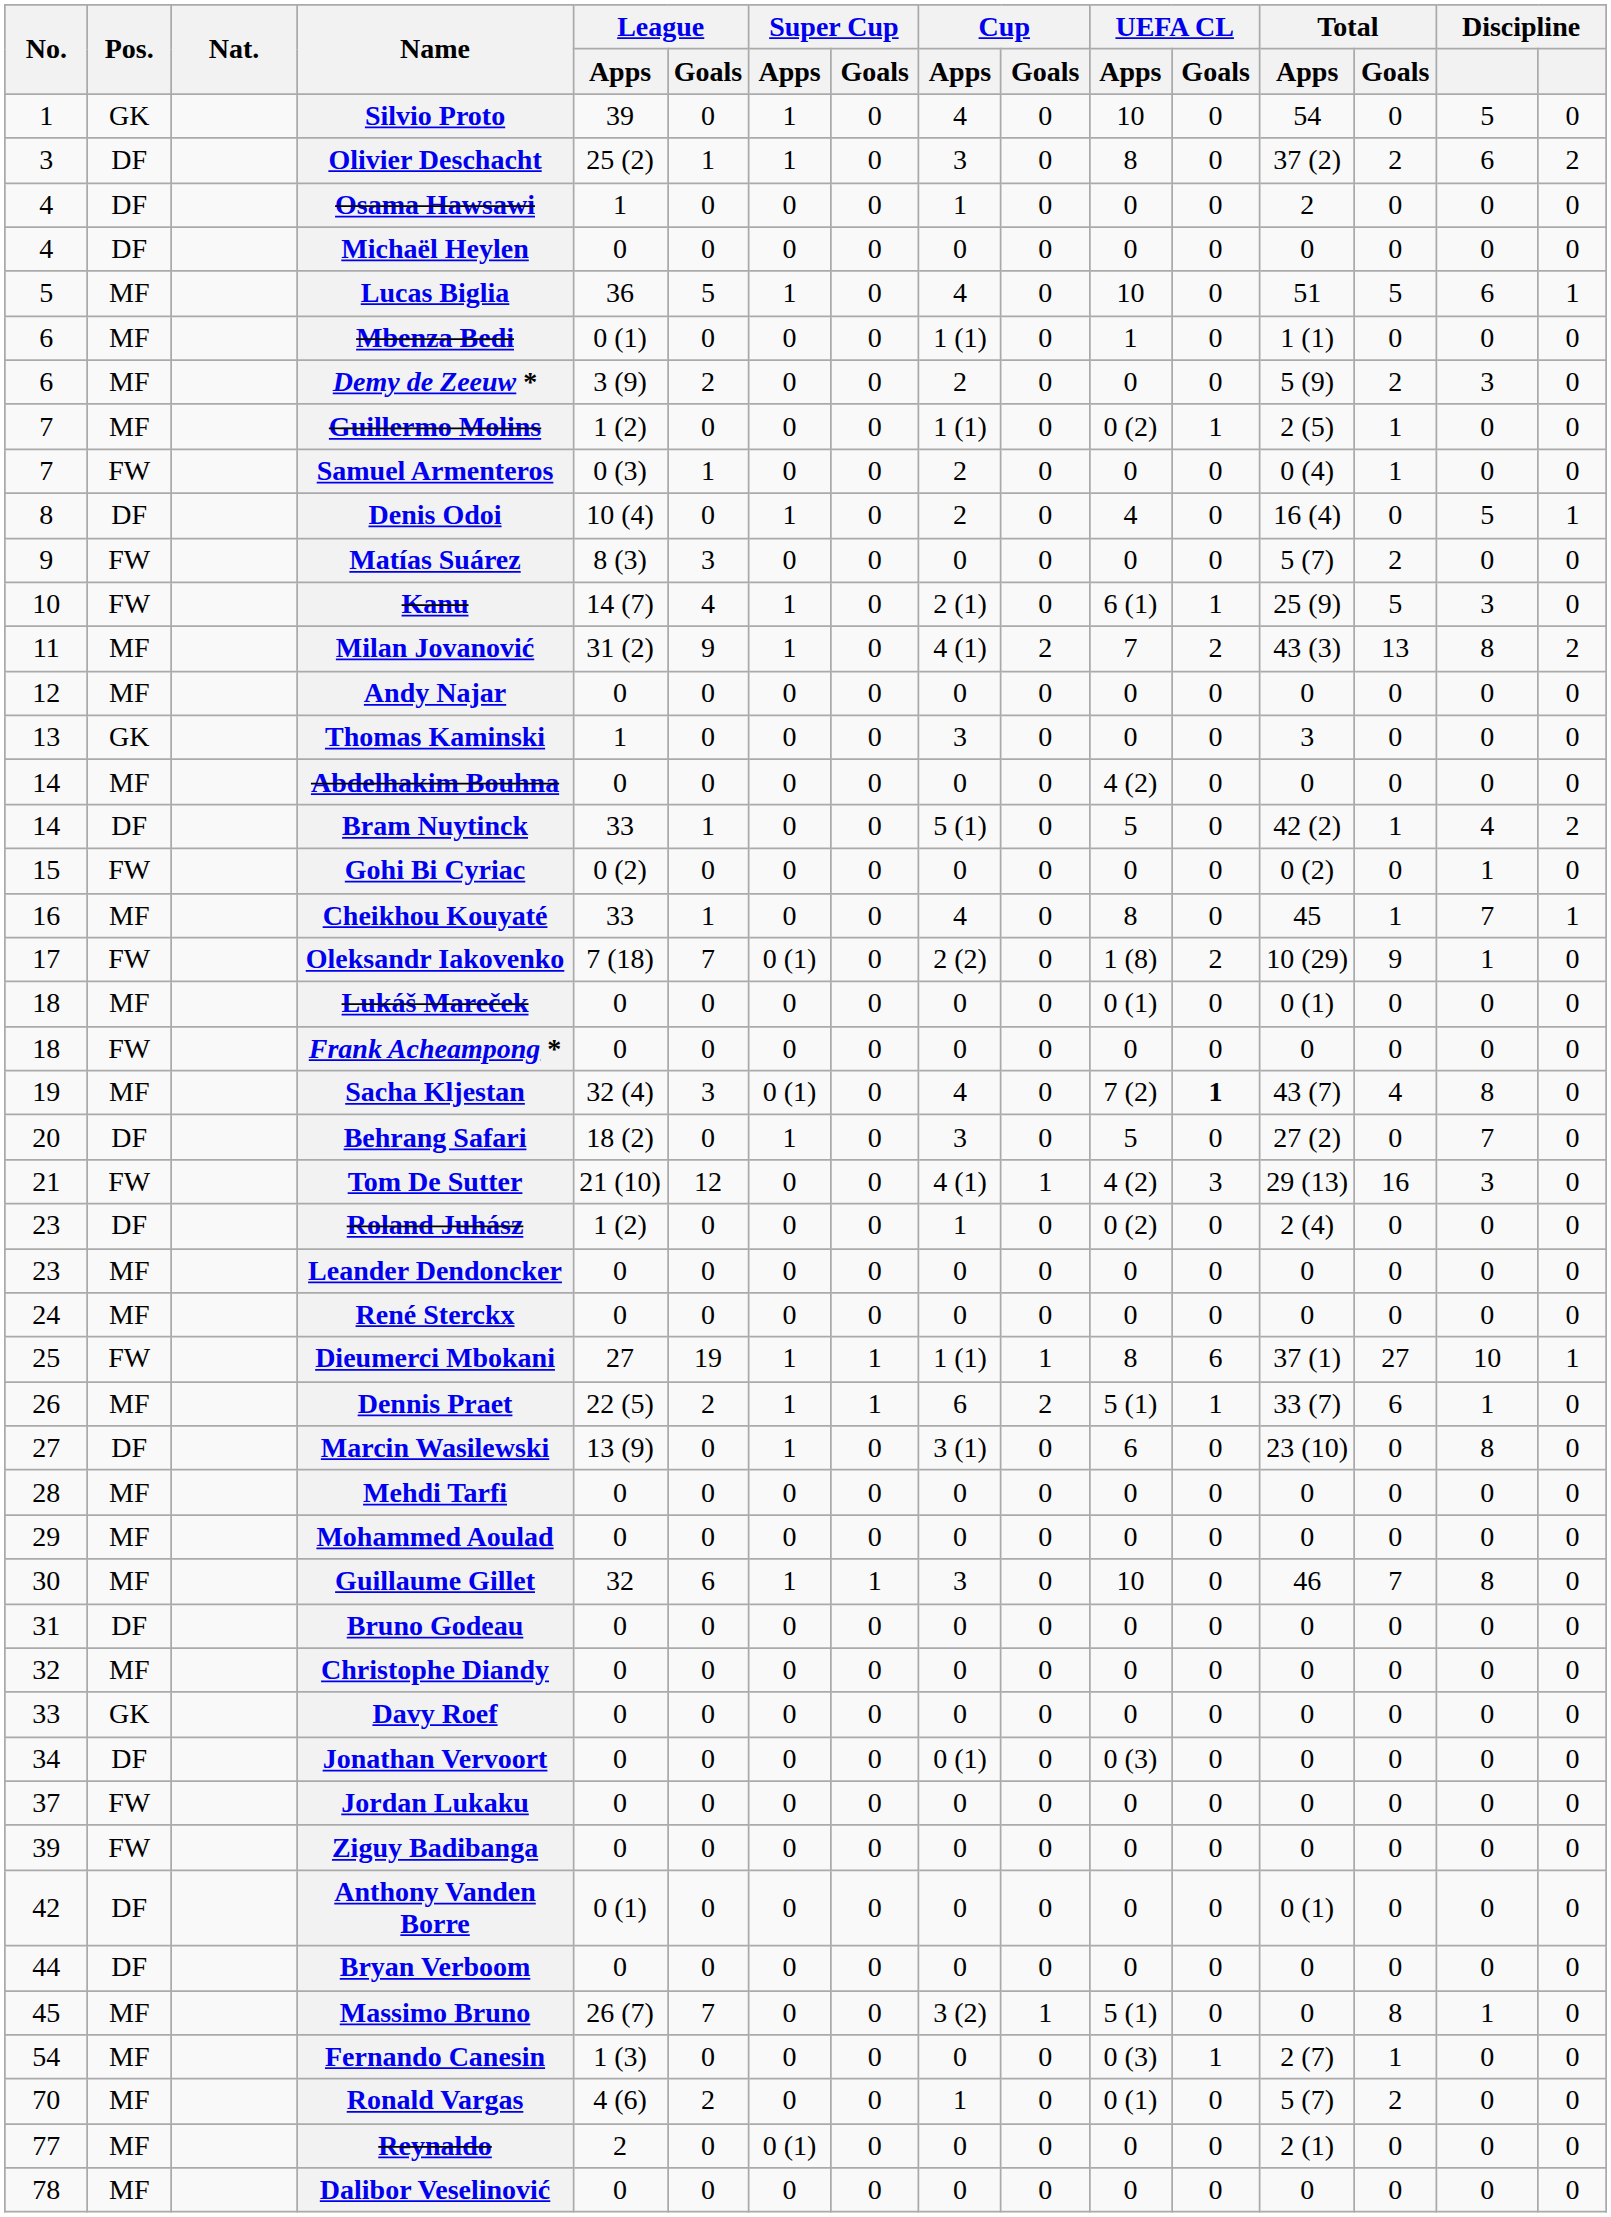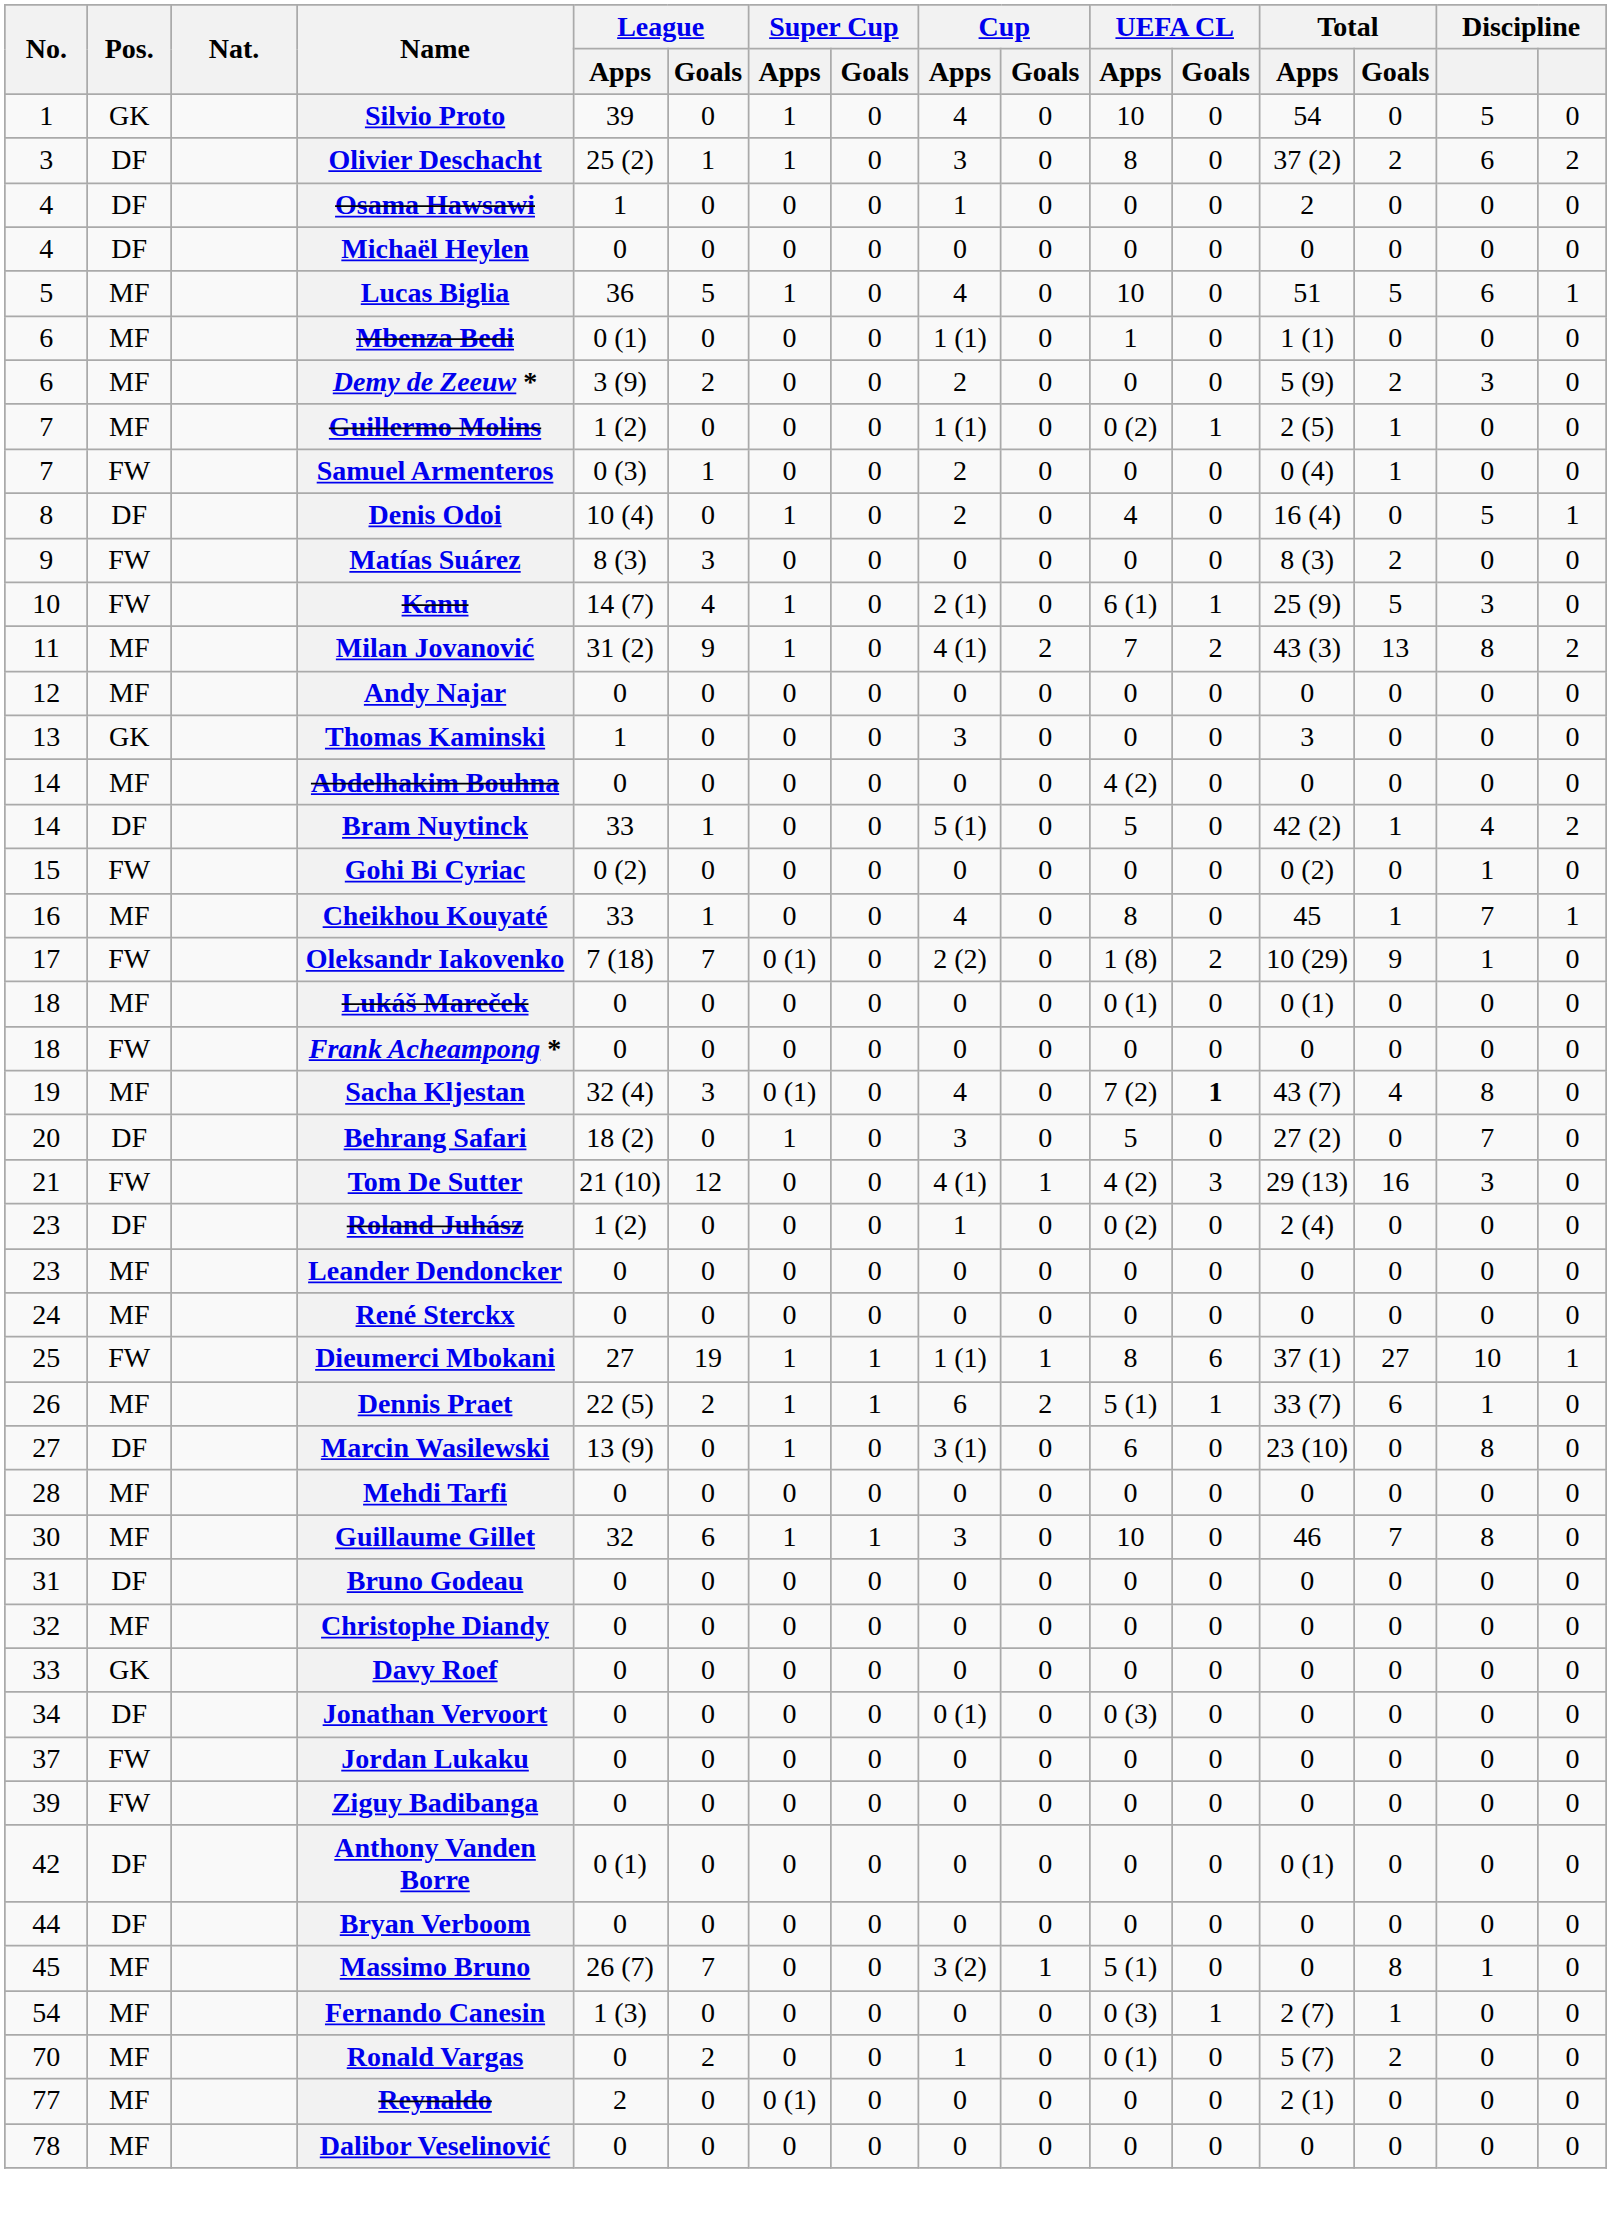(1307, 559) 5 (7) -> (1307, 559) 8 (3)
- row: (435, 1536)
(620, 2100) 4 (6) -> (620, 2056) 0
